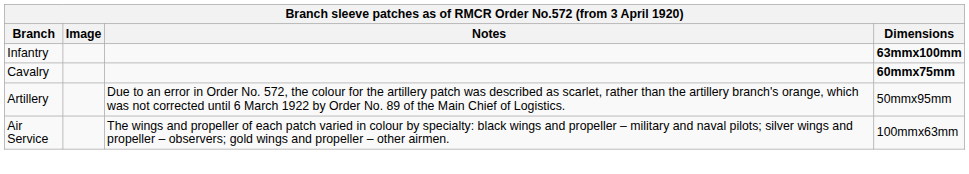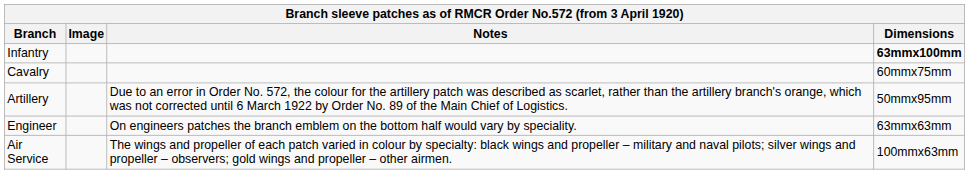(916, 72) bold -> (914, 72) normal
+ row: (32, 125)
